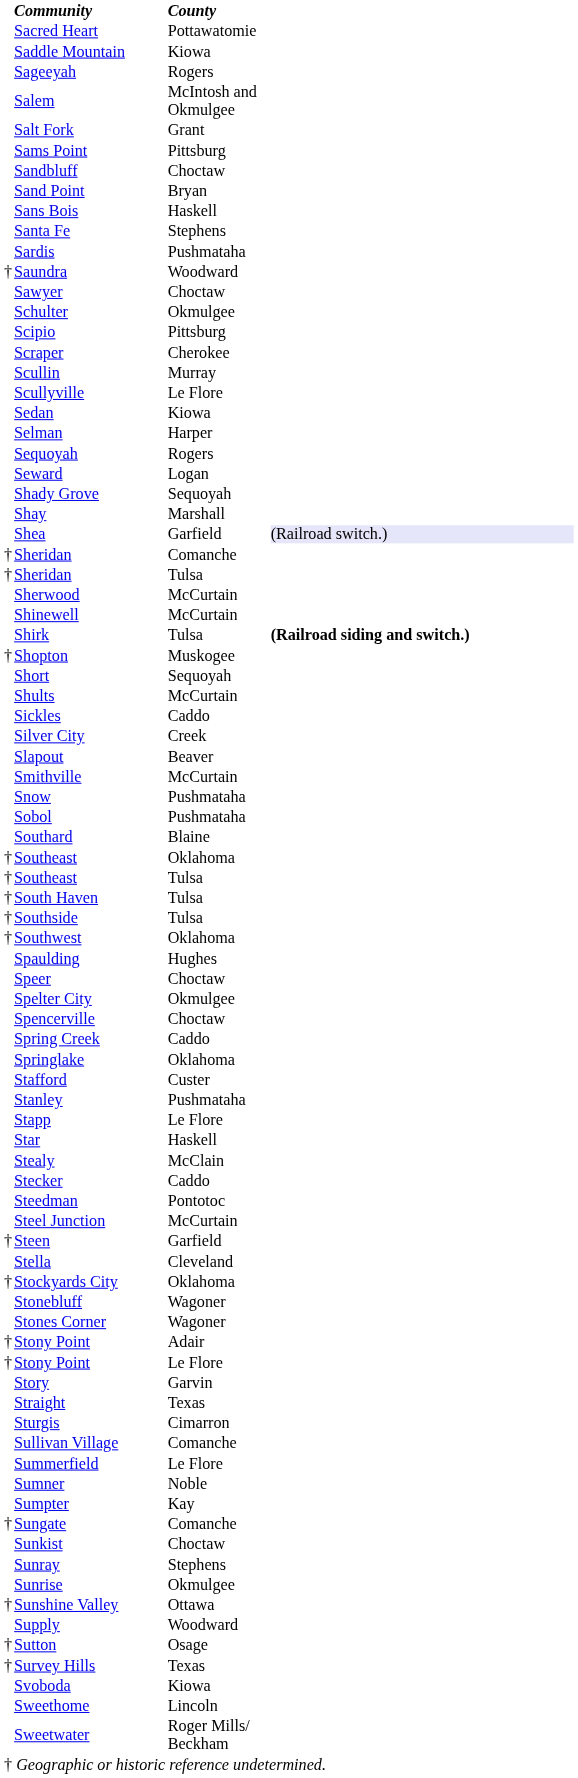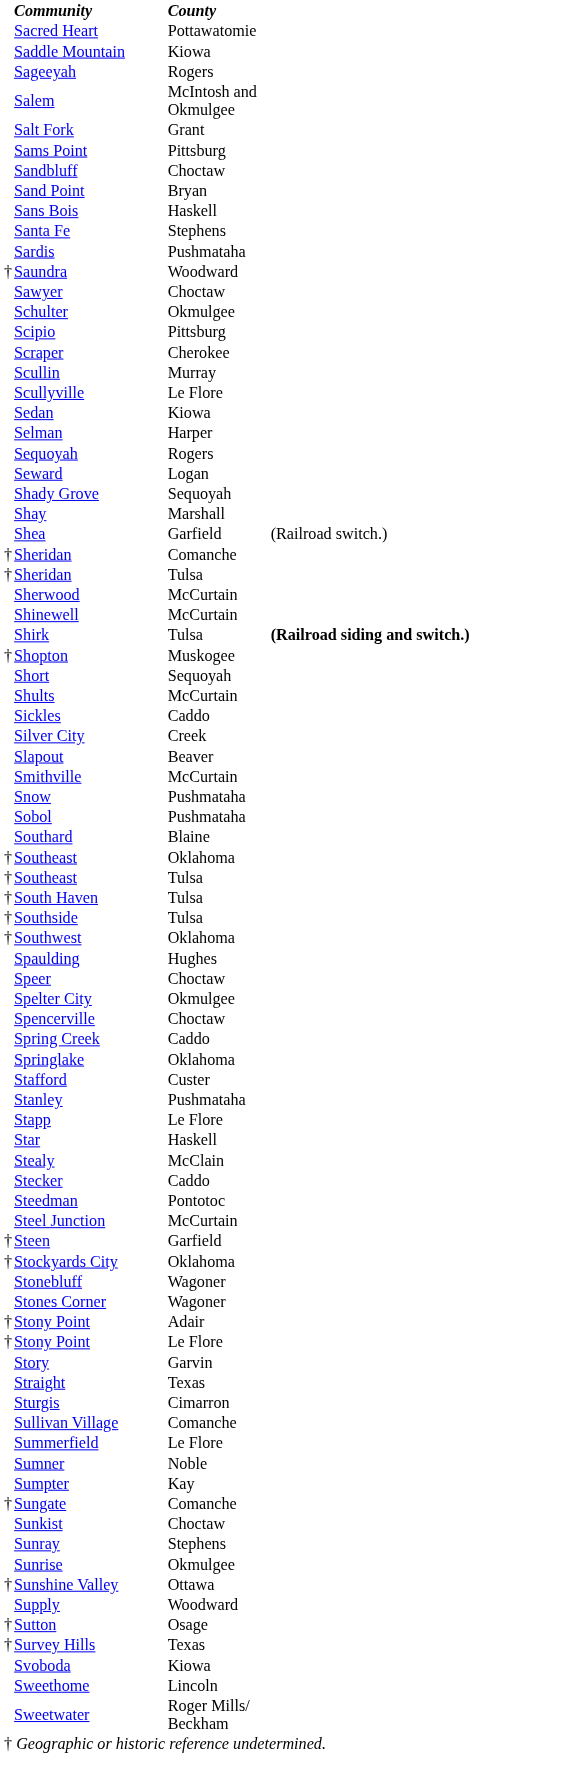(329, 534) lavender background -> (329, 534) no background
- row: (33, 1261)
